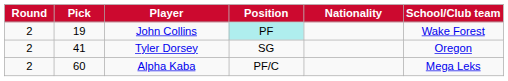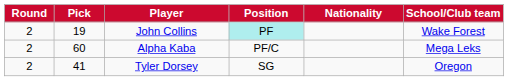rows swapped: (166, 48) <-> (166, 66)
